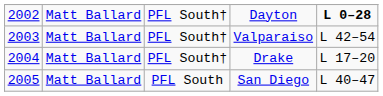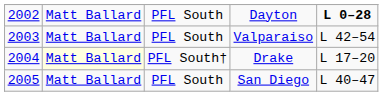(187, 15) PFL South† -> (187, 15) PFL South
(187, 37) PFL South† -> (187, 37) PFL South
(94, 59) no background -> (94, 59) lightyellow background
